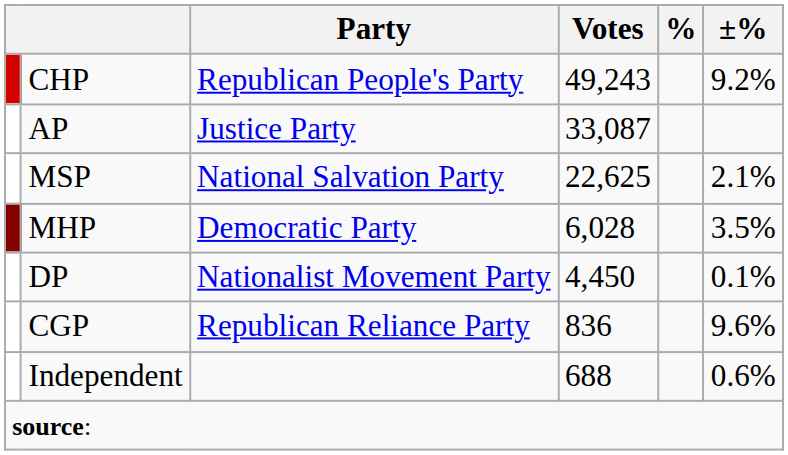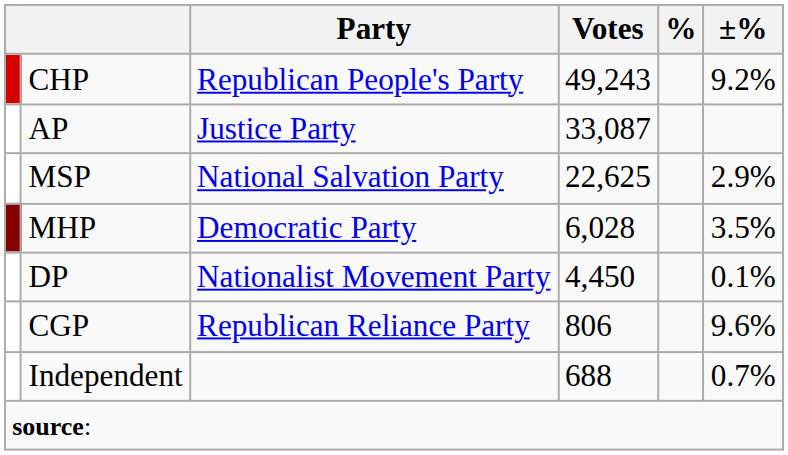(743, 177) 2.1% -> (743, 177) 2.9%
(588, 326) 836 -> (588, 326) 806
(743, 375) 0.6% -> (743, 375) 0.7%
